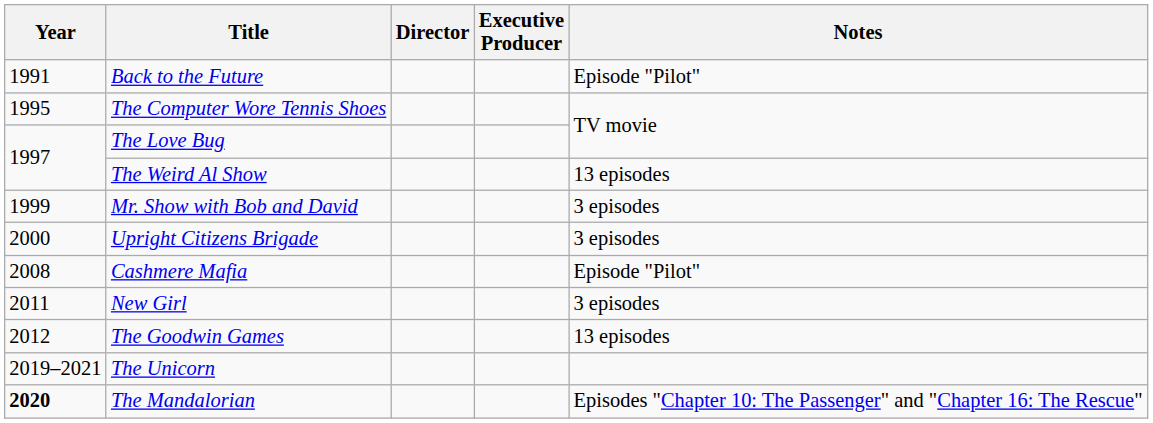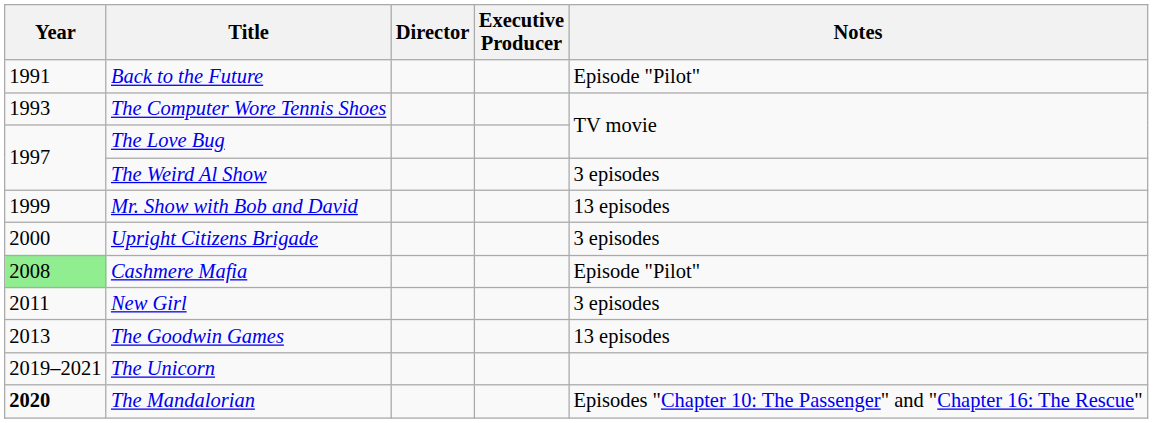(30, 108) 1995 -> (30, 108) 1993
(622, 173) 13 episodes -> (616, 173) 3 episodes
(616, 206) 3 episodes -> (622, 206) 13 episodes
(30, 271) no background -> (30, 271) lightgreen background
(30, 336) 2012 -> (30, 336) 2013
